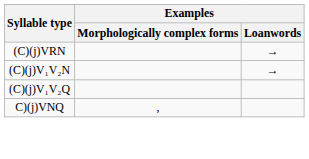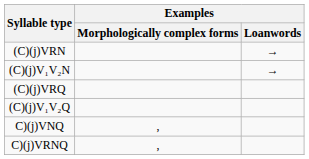+ row: (39, 88)
+ row: (39, 145)
